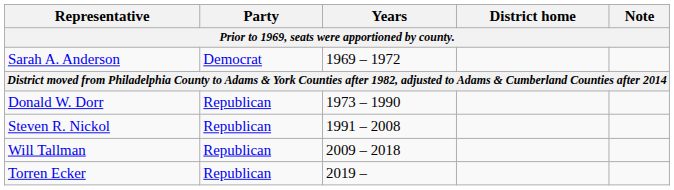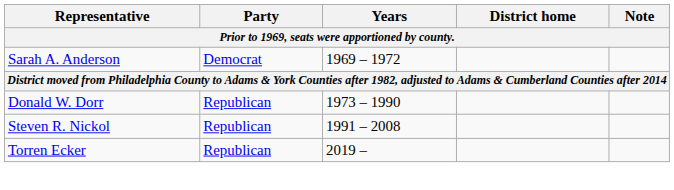- row: (47, 149)
